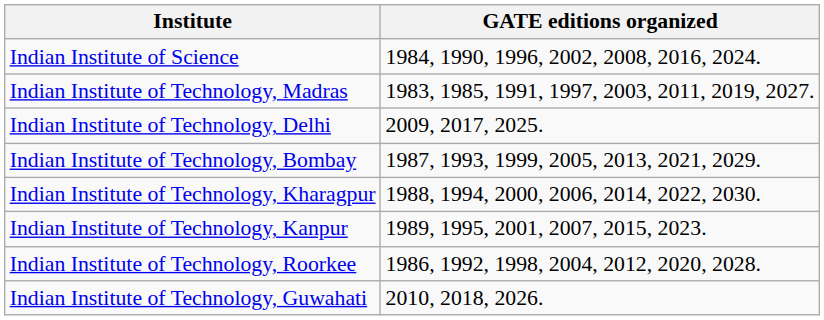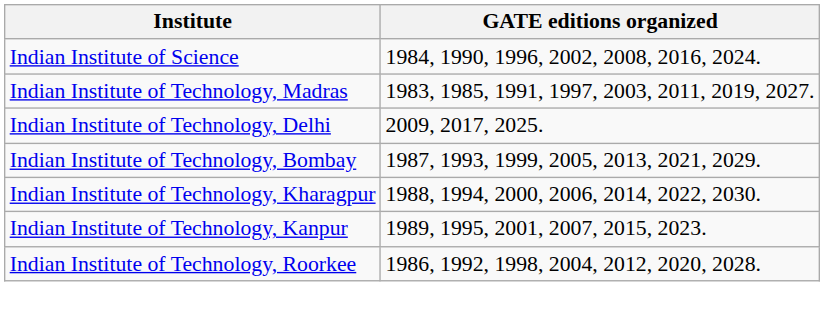- row: (188, 297)
